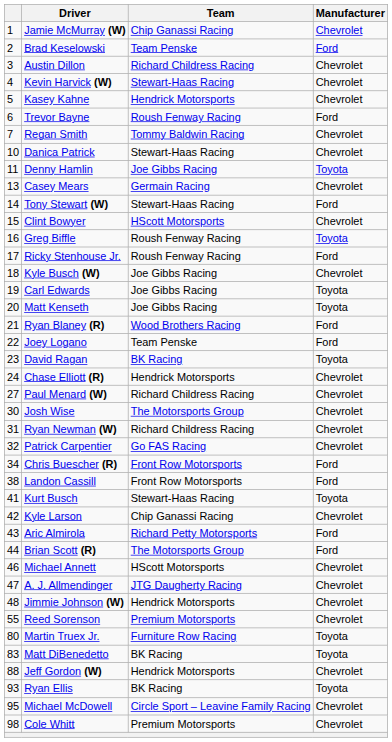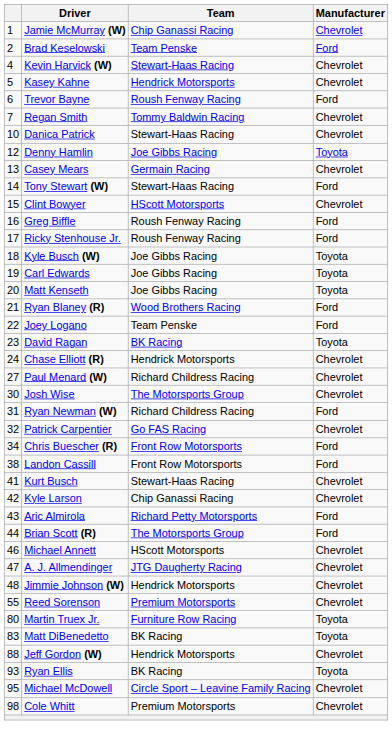- row: (55, 65)
(13, 169) 11 -> (13, 152) 12
(332, 238) Toyota -> (327, 221) Ford
(339, 273) Chevrolet -> (332, 256) Toyota
(339, 429) Chevrolet -> (327, 412) Ford
(332, 498) Toyota -> (339, 481) Chevrolet
